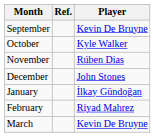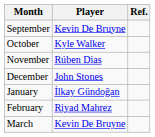columns swapped: (112, 12) <-> (63, 12)
